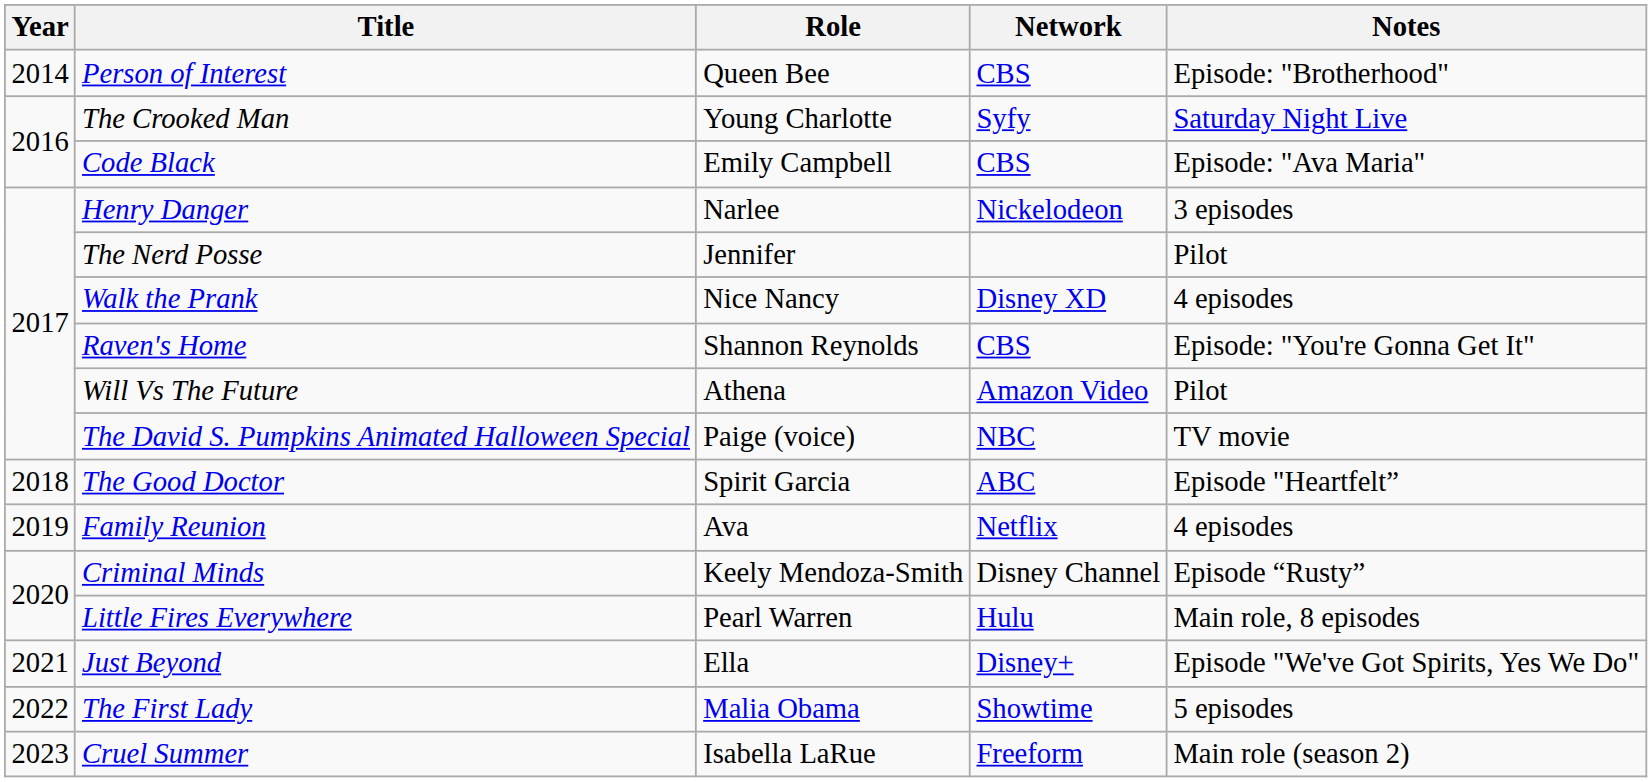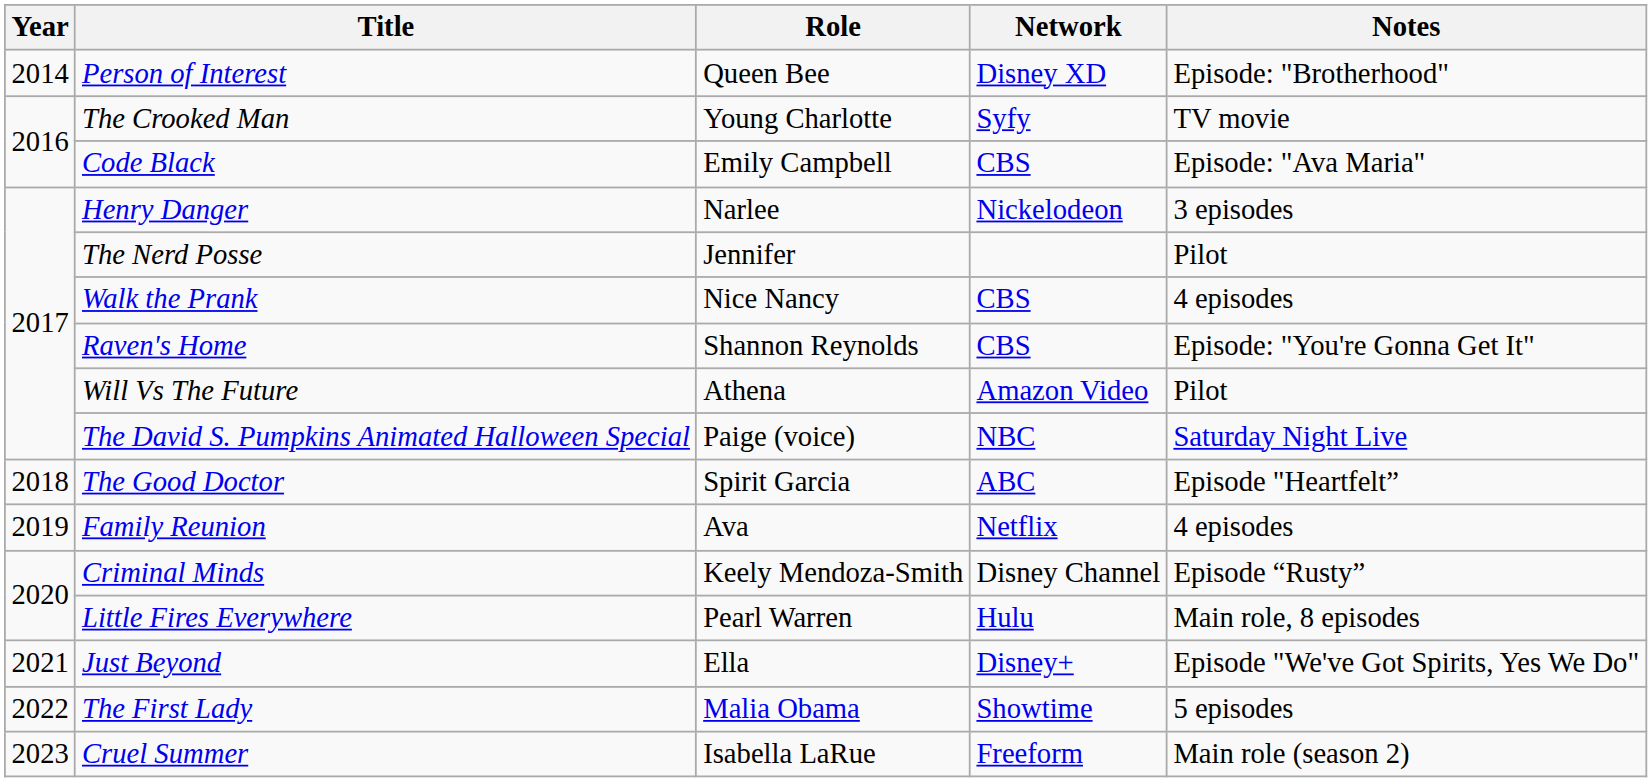(1004, 72) CBS -> (1041, 72) Disney XD
(1290, 118) Saturday Night Live -> (1232, 118) TV movie
(1041, 299) Disney XD -> (1004, 299) CBS
(1232, 436) TV movie -> (1290, 436) Saturday Night Live
